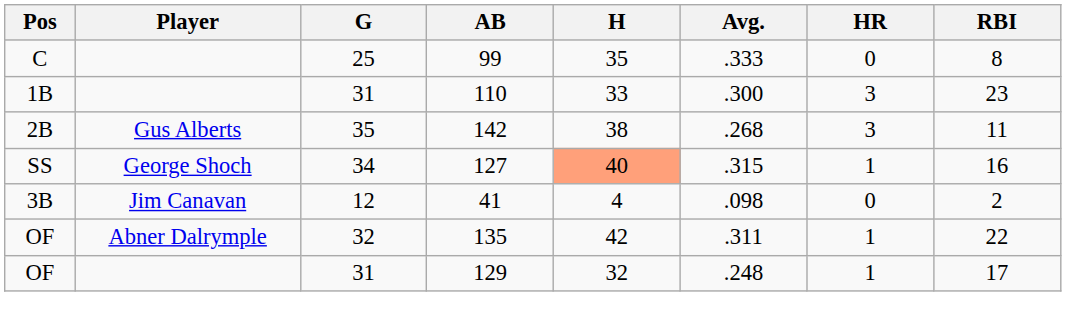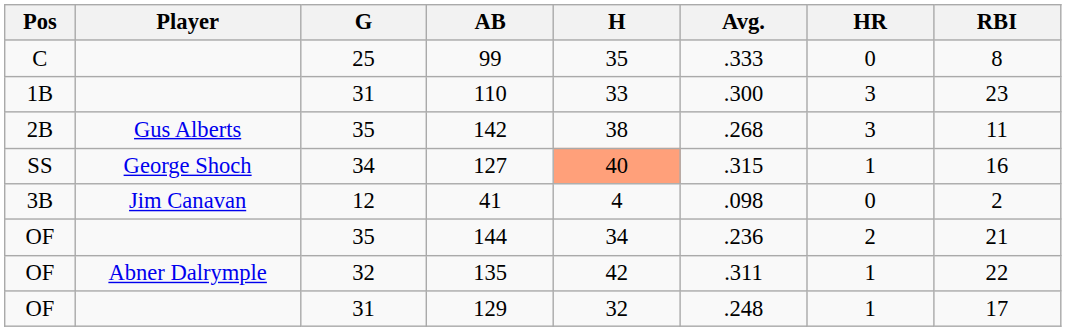+ row: (490, 237)
